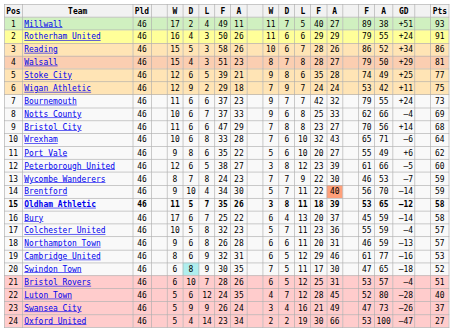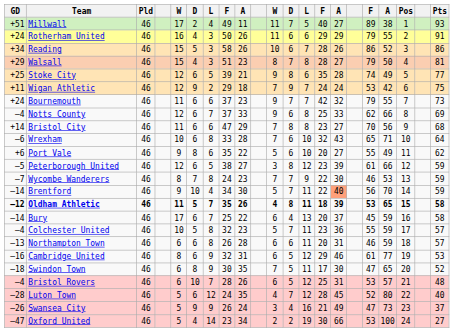columns swapped: (13, 11) <-> (404, 11)
(175, 114) 10 -> (179, 114) 12
(440, 166) 60 -> (440, 166) 59
(271, 205) 3 -> (275, 205) 4
(175, 243) 9 -> (179, 243) 6
(191, 269) paleturquoise background -> (195, 269) no background
(440, 282) 51 -> (440, 282) 48
